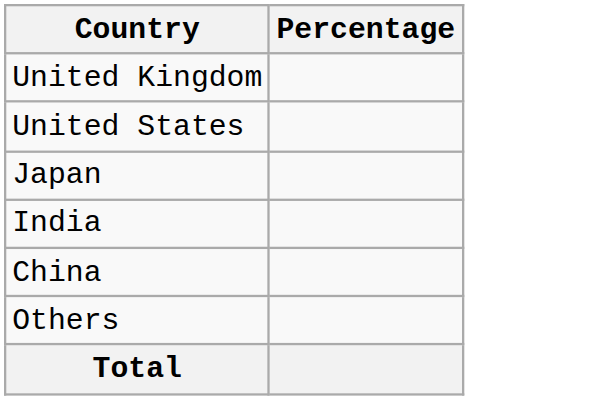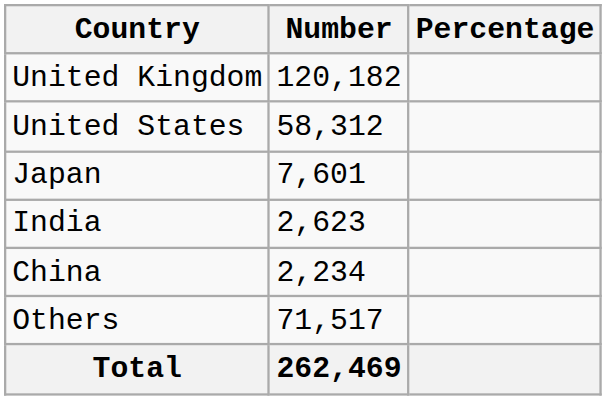+ column: (339, 29)
